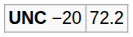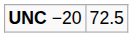(107, 18) 72.2 -> (107, 18) 72.5
